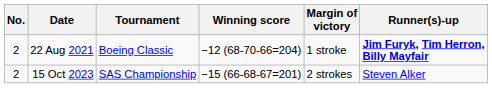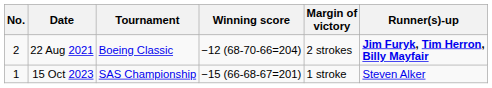(327, 50) 1 stroke -> (329, 50) 2 strokes
(16, 74) 2 -> (16, 74) 1
(329, 74) 2 strokes -> (327, 74) 1 stroke
